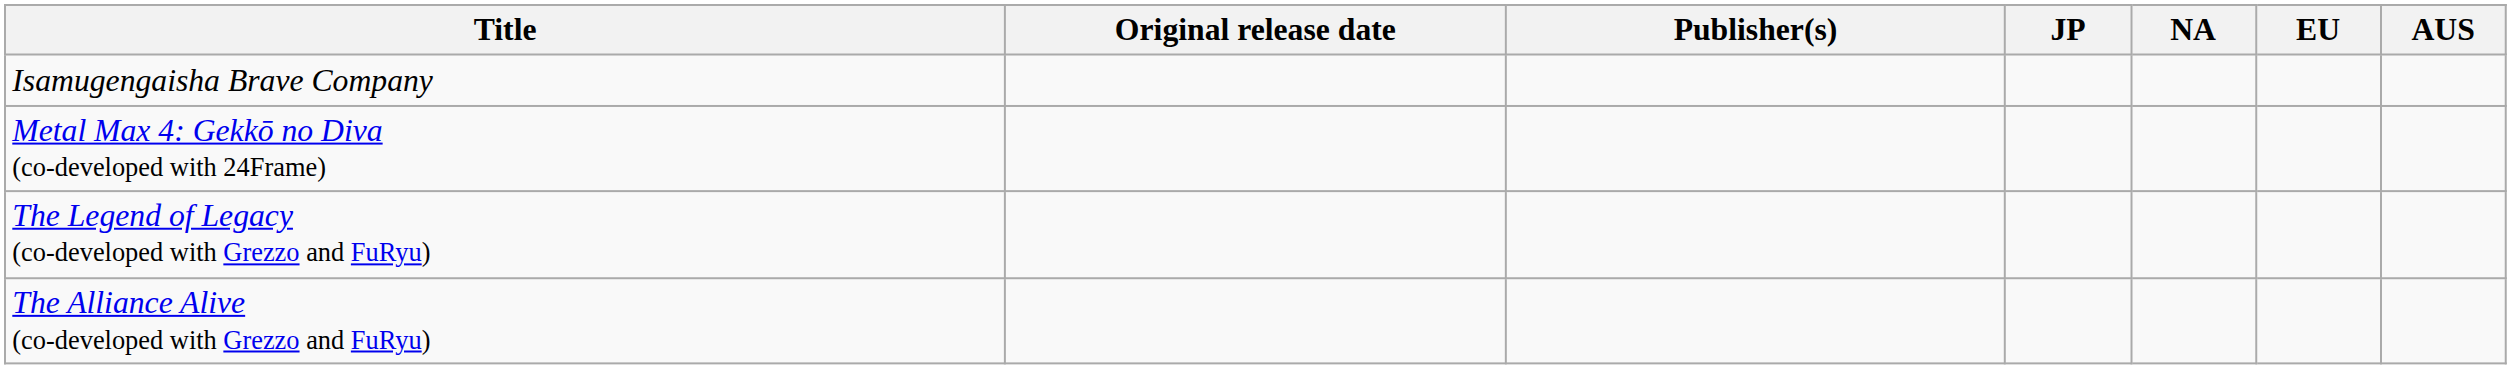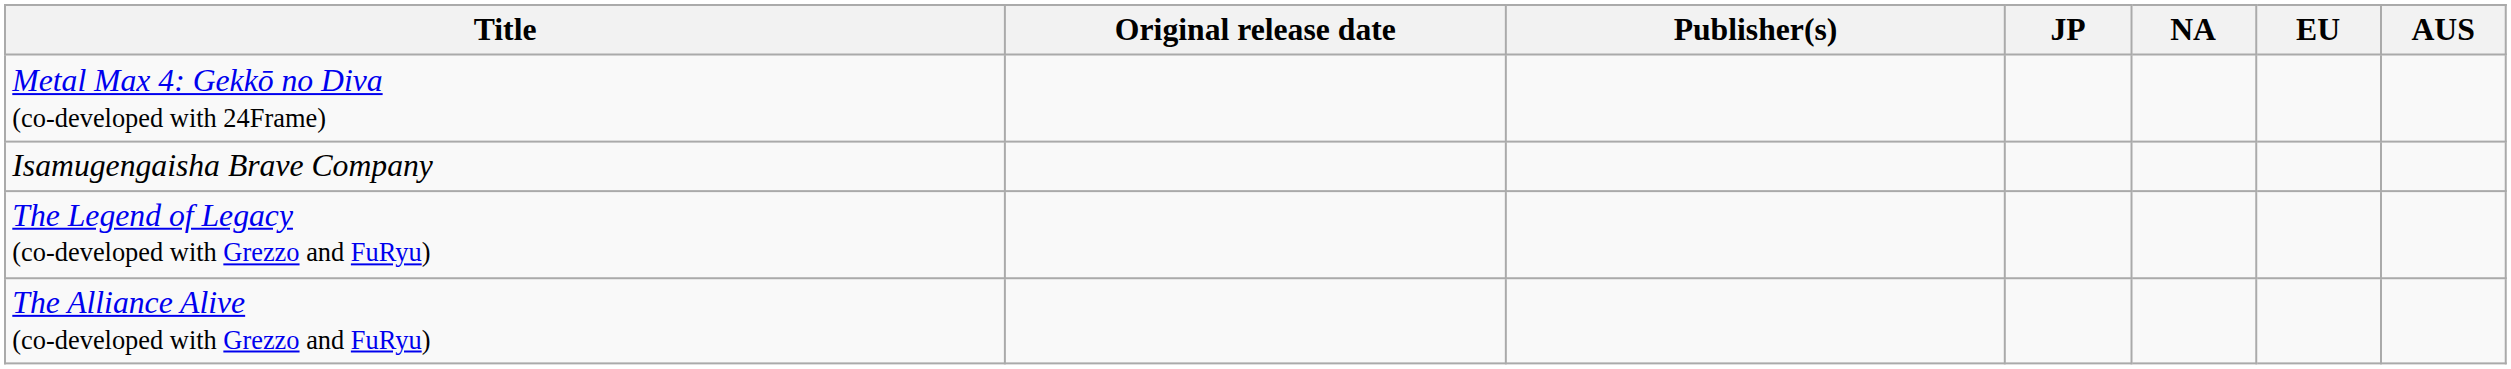rows swapped: (223, 79) <-> (197, 147)
